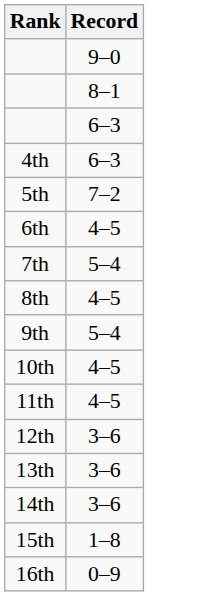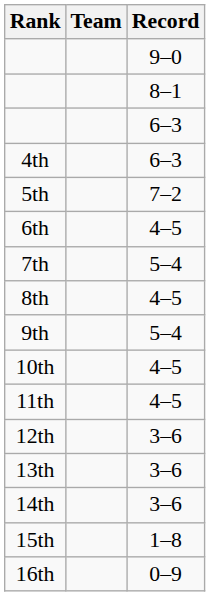+ column: (96, 21)
